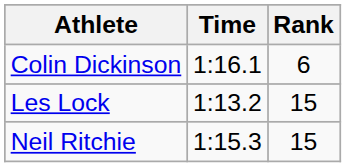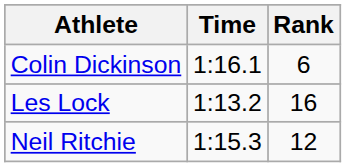(304, 103) 15 -> (304, 103) 16
(304, 142) 15 -> (304, 142) 12
